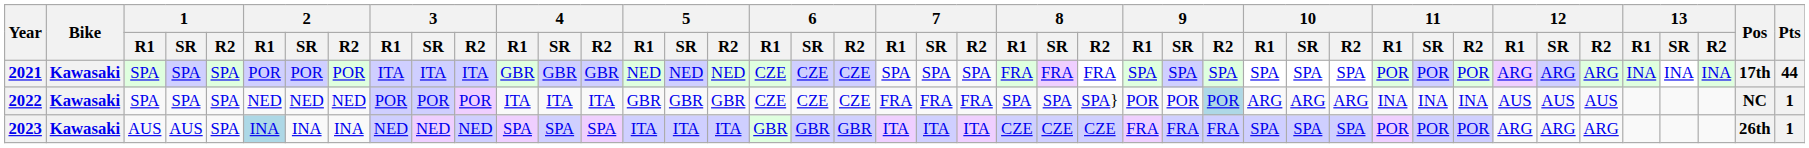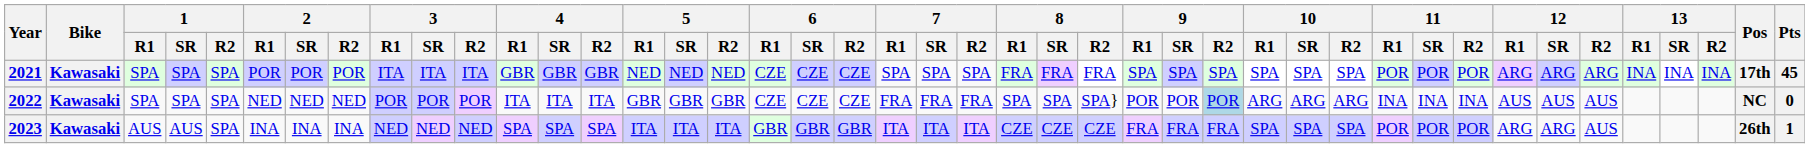(1790, 73) 44 -> (1790, 73) 45
(1790, 101) 1 -> (1790, 101) 0
(265, 128) lightblue background -> (265, 128) no background
(1601, 128) ARG -> (1601, 128) AUS
